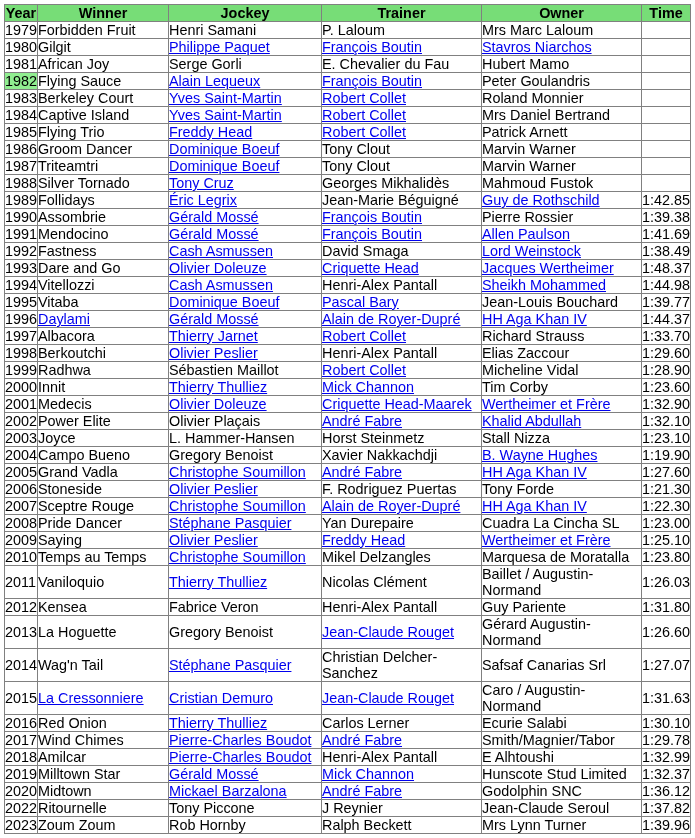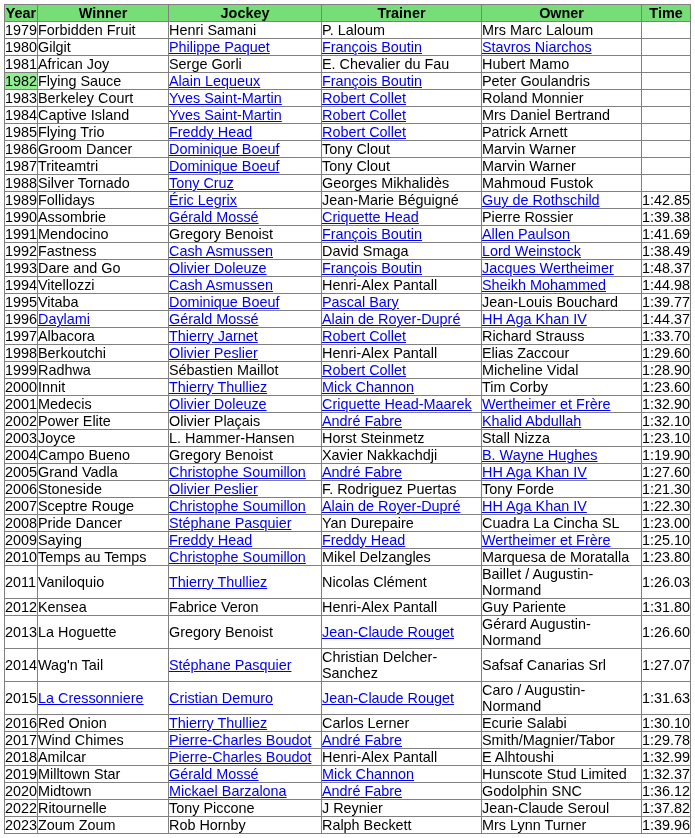(372, 217) François Boutin -> (370, 217) Criquette Head
(214, 234) Gérald Mossé -> (221, 234) Gregory Benoist
(370, 268) Criquette Head -> (372, 268) François Boutin
(213, 540) Olivier Peslier -> (211, 540) Freddy Head
